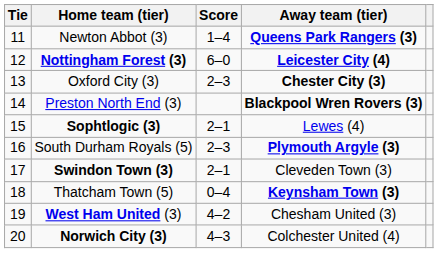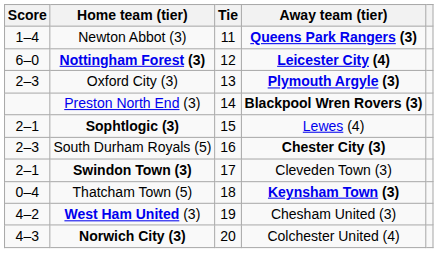columns swapped: (18, 15) <-> (219, 15)
(334, 81) Chester City (3) -> (334, 81) Plymouth Argyle (3)
(334, 148) Plymouth Argyle (3) -> (334, 148) Chester City (3)
